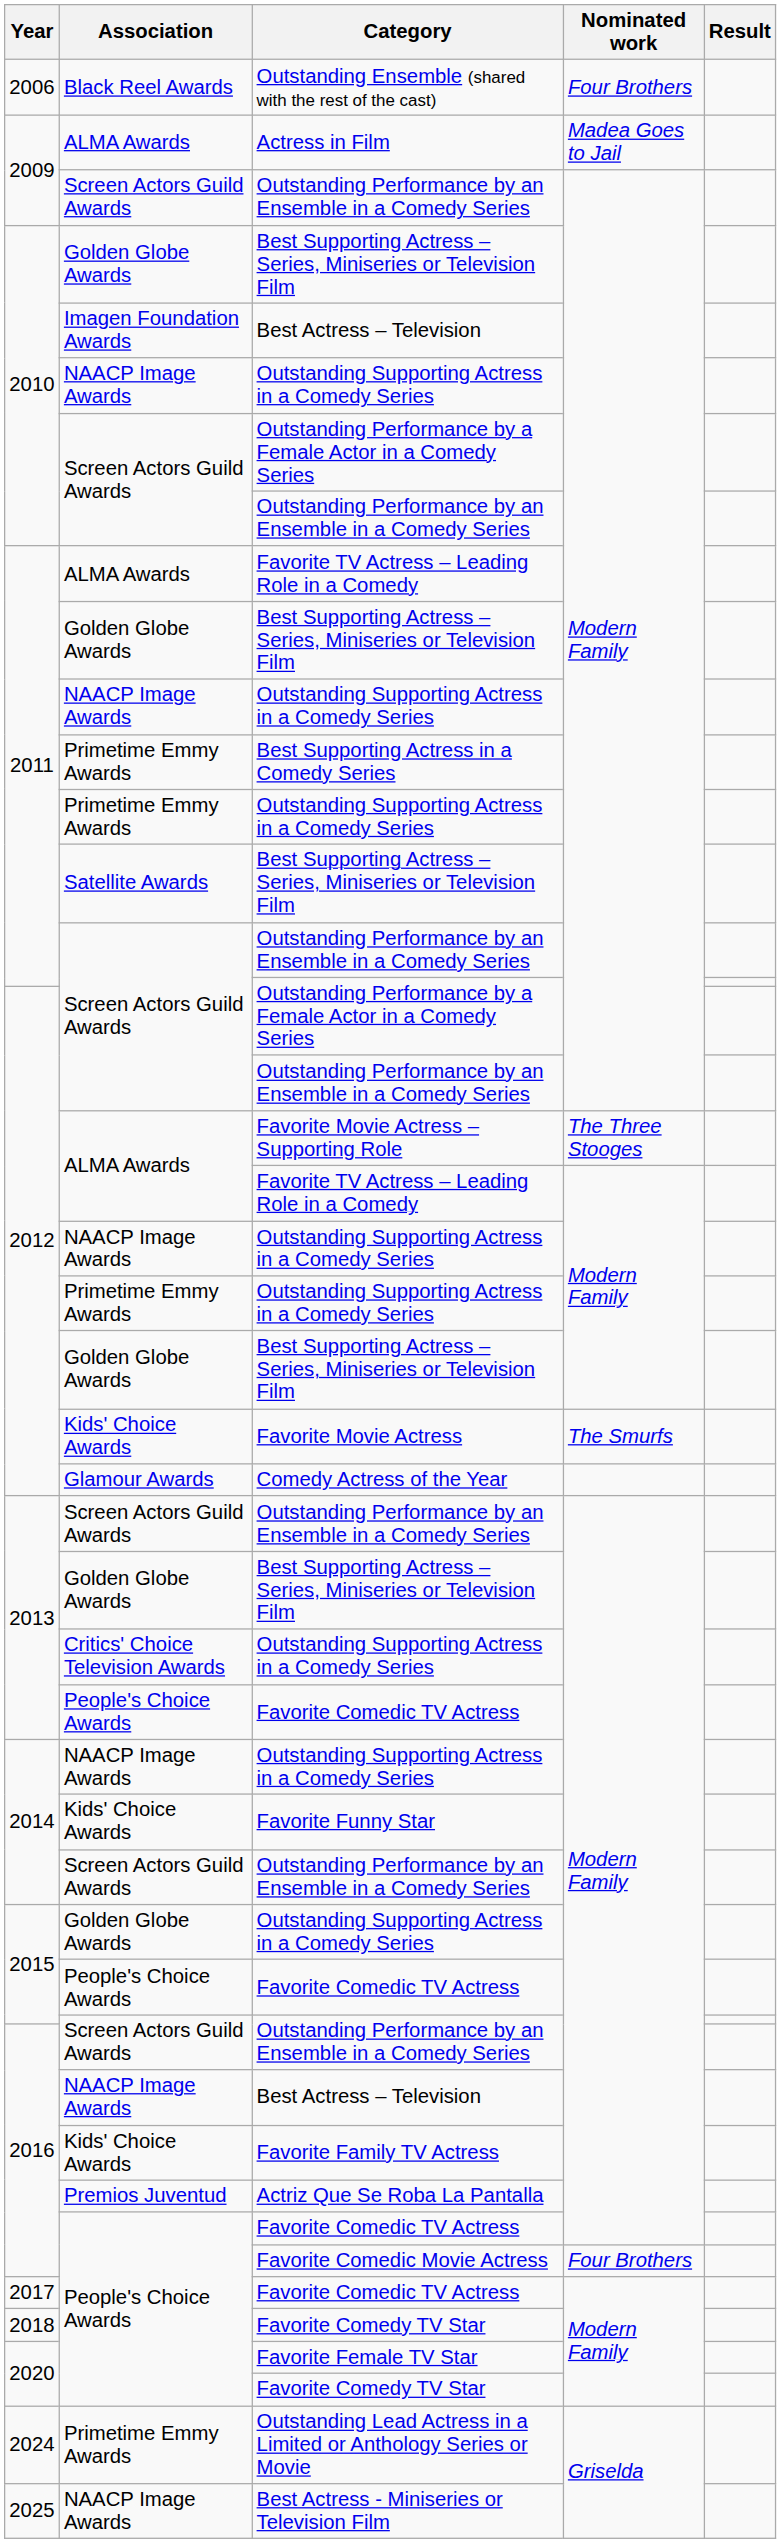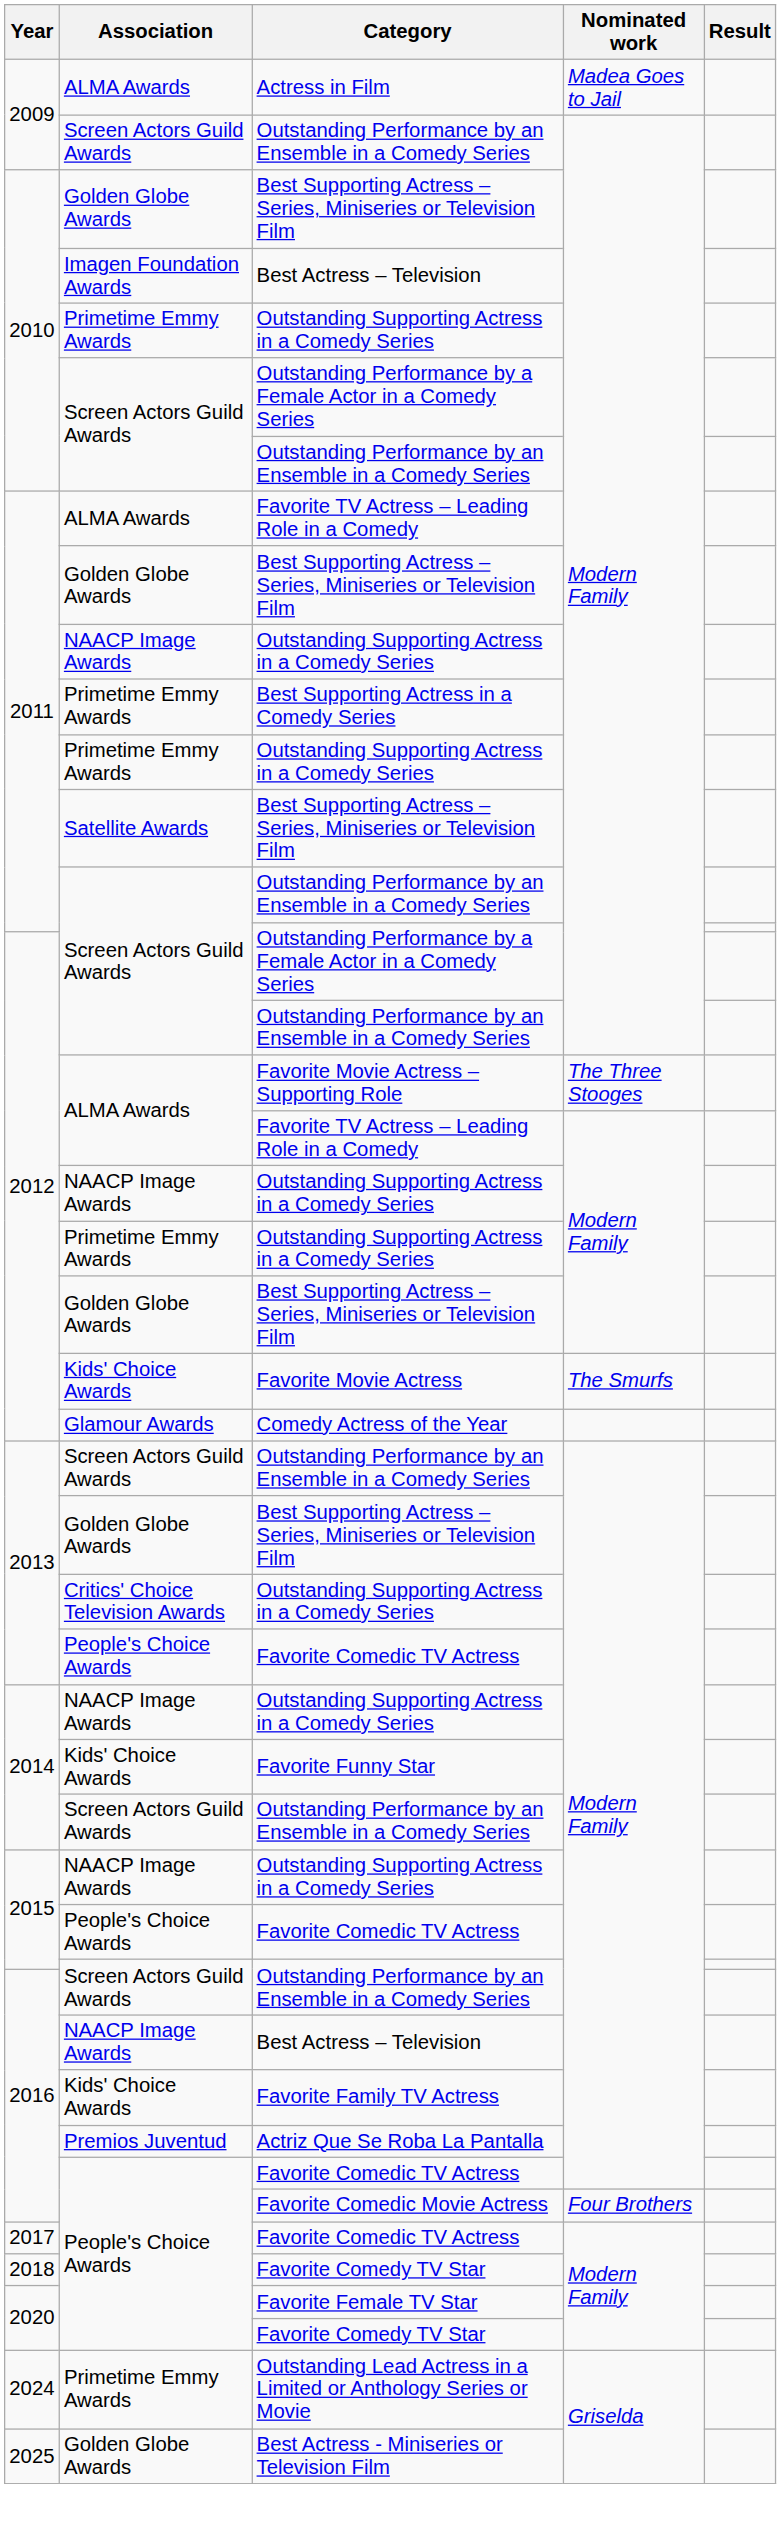- row: (32, 87)
(130, 385) NAACP Image Awards -> (141, 330) Primetime Emmy Awards
(127, 1931) Golden Globe Awards -> (130, 1876) NAACP Image Awards
(130, 2510) NAACP Image Awards -> (127, 2455) Golden Globe Awards
